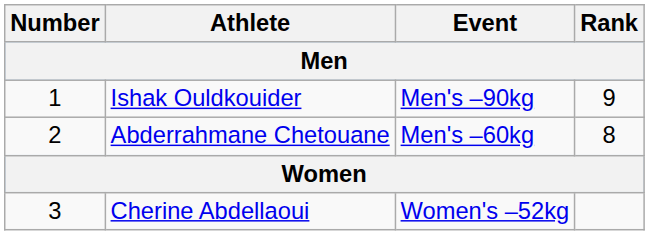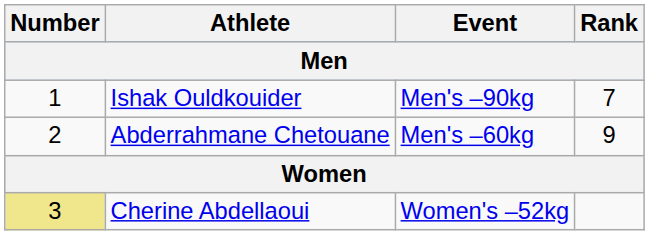(609, 98) 9 -> (609, 98) 7
(609, 135) 8 -> (609, 135) 9
(55, 211) no background -> (55, 211) khaki background
